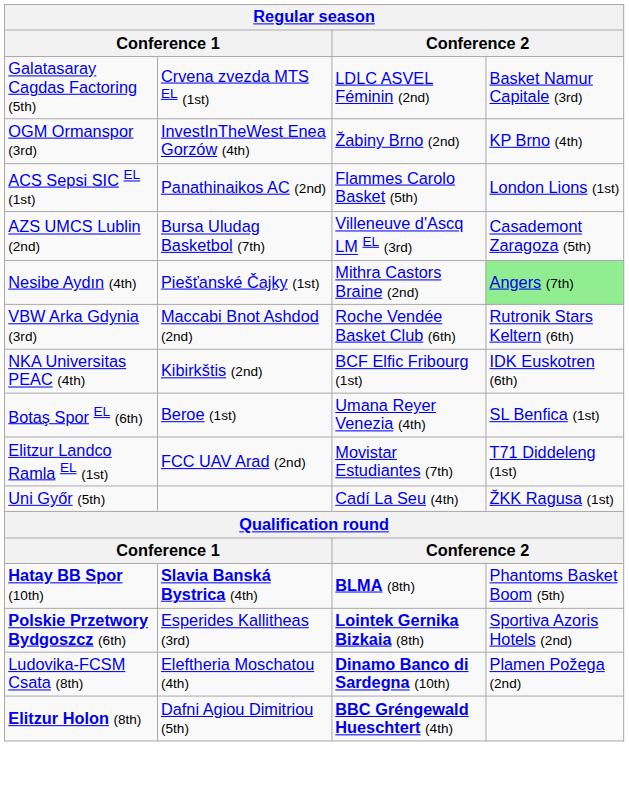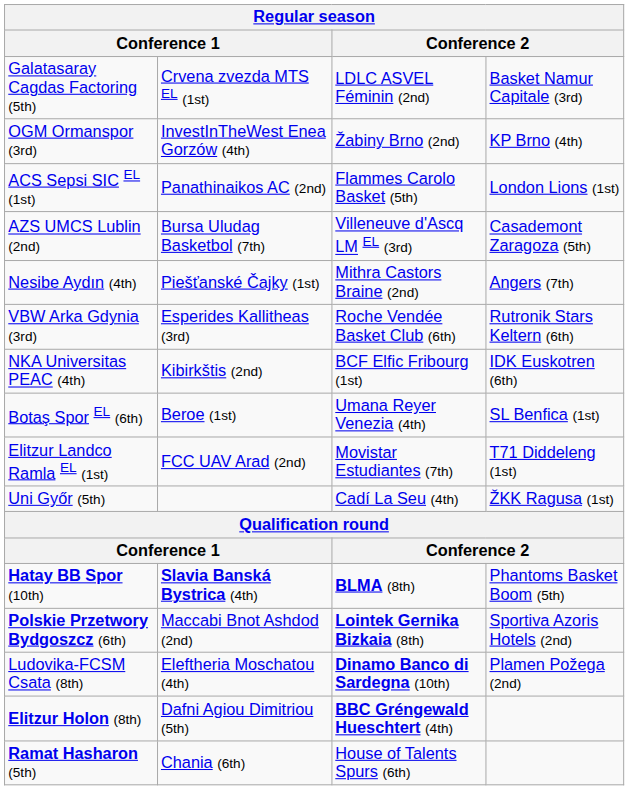(532, 282) lightgreen background -> (532, 282) no background
(240, 326) Maccabi Bnot Ashdod (2nd) -> (235, 326) Esperides Kallitheas (3rd)
(235, 630) Esperides Kallitheas (3rd) -> (240, 630) Maccabi Bnot Ashdod (2nd)
+ row: (73, 762)
